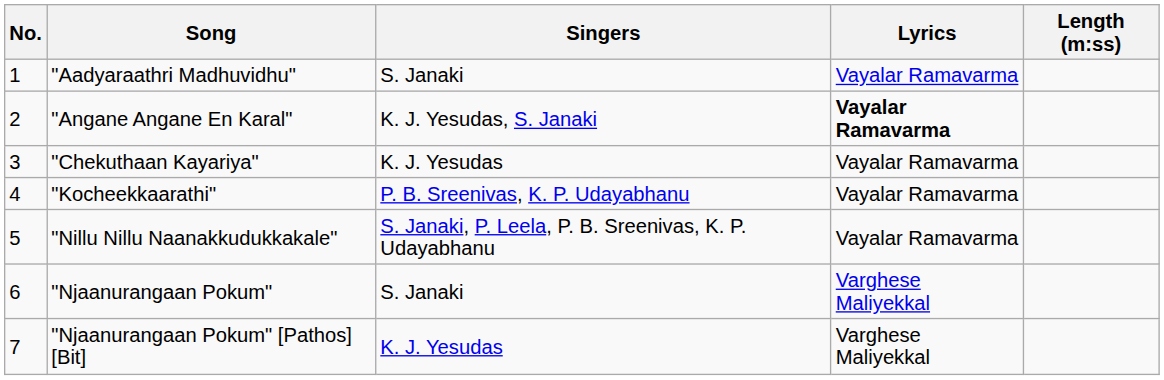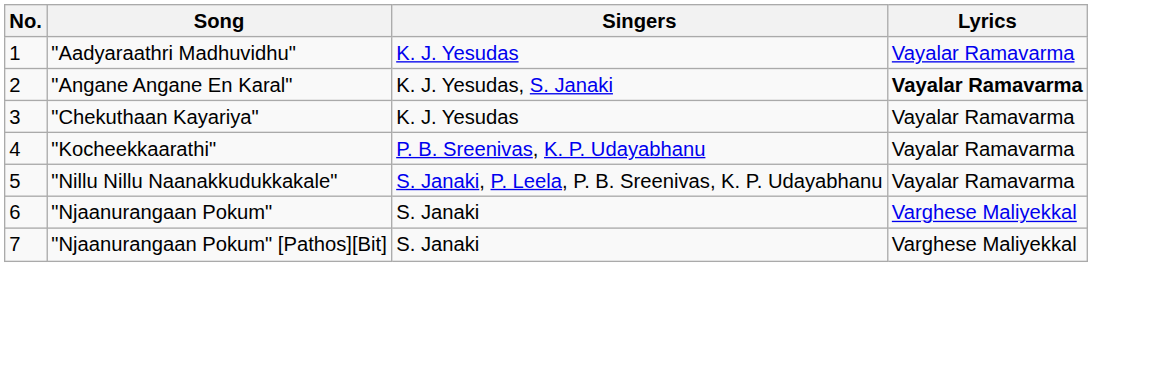- column: (1091, 32)
(422, 75) S. Janaki -> (457, 53) K. J. Yesudas
(442, 347) K. J. Yesudas -> (438, 245) S. Janaki
